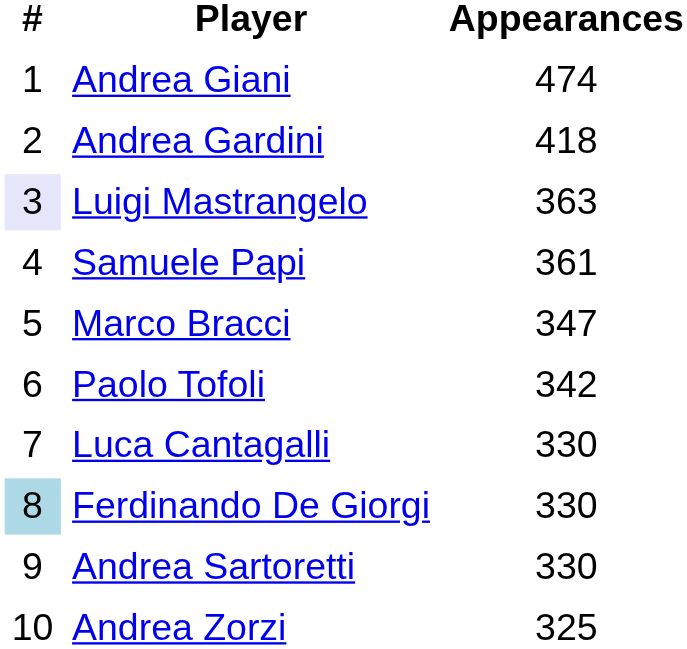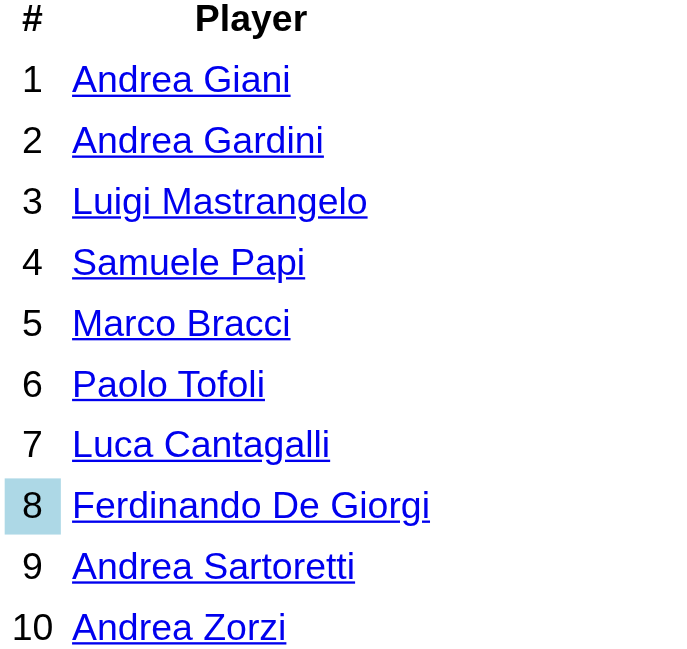- column: (566, 19)
(33, 201) lavender background -> (33, 201) no background
